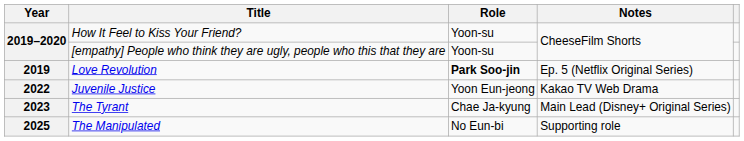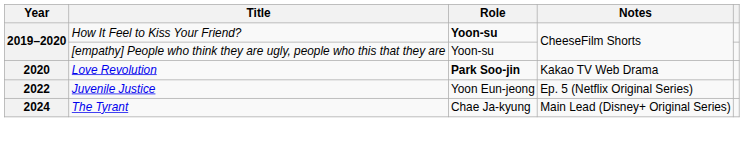(472, 32) normal -> (474, 32) bold
(37, 70) 2019 -> (37, 70) 2020
(617, 70) Ep. 5 (Netflix Original Series) -> (599, 70) Kakao TV Web Drama
(599, 88) Kakao TV Web Drama -> (617, 88) Ep. 5 (Netflix Original Series)
(37, 107) 2023 -> (37, 107) 2024
- row: (116, 126)
